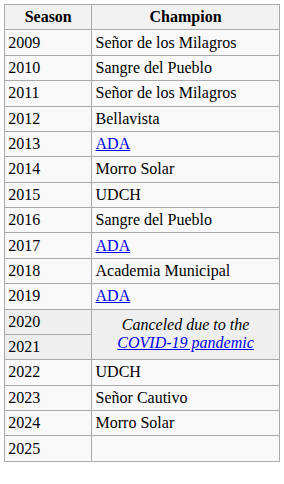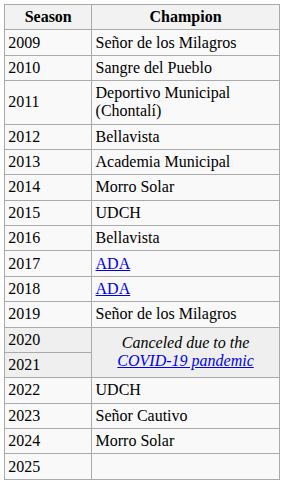(166, 93) Señor de los Milagros -> (163, 102) Deportivo Municipal (Chontalí)
(113, 144) ADA -> (163, 162) Academia Municipal
(154, 220) Sangre del Pueblo -> (128, 238) Bellavista
(163, 270) Academia Municipal -> (113, 288) ADA
(113, 296) ADA -> (166, 314) Señor de los Milagros
